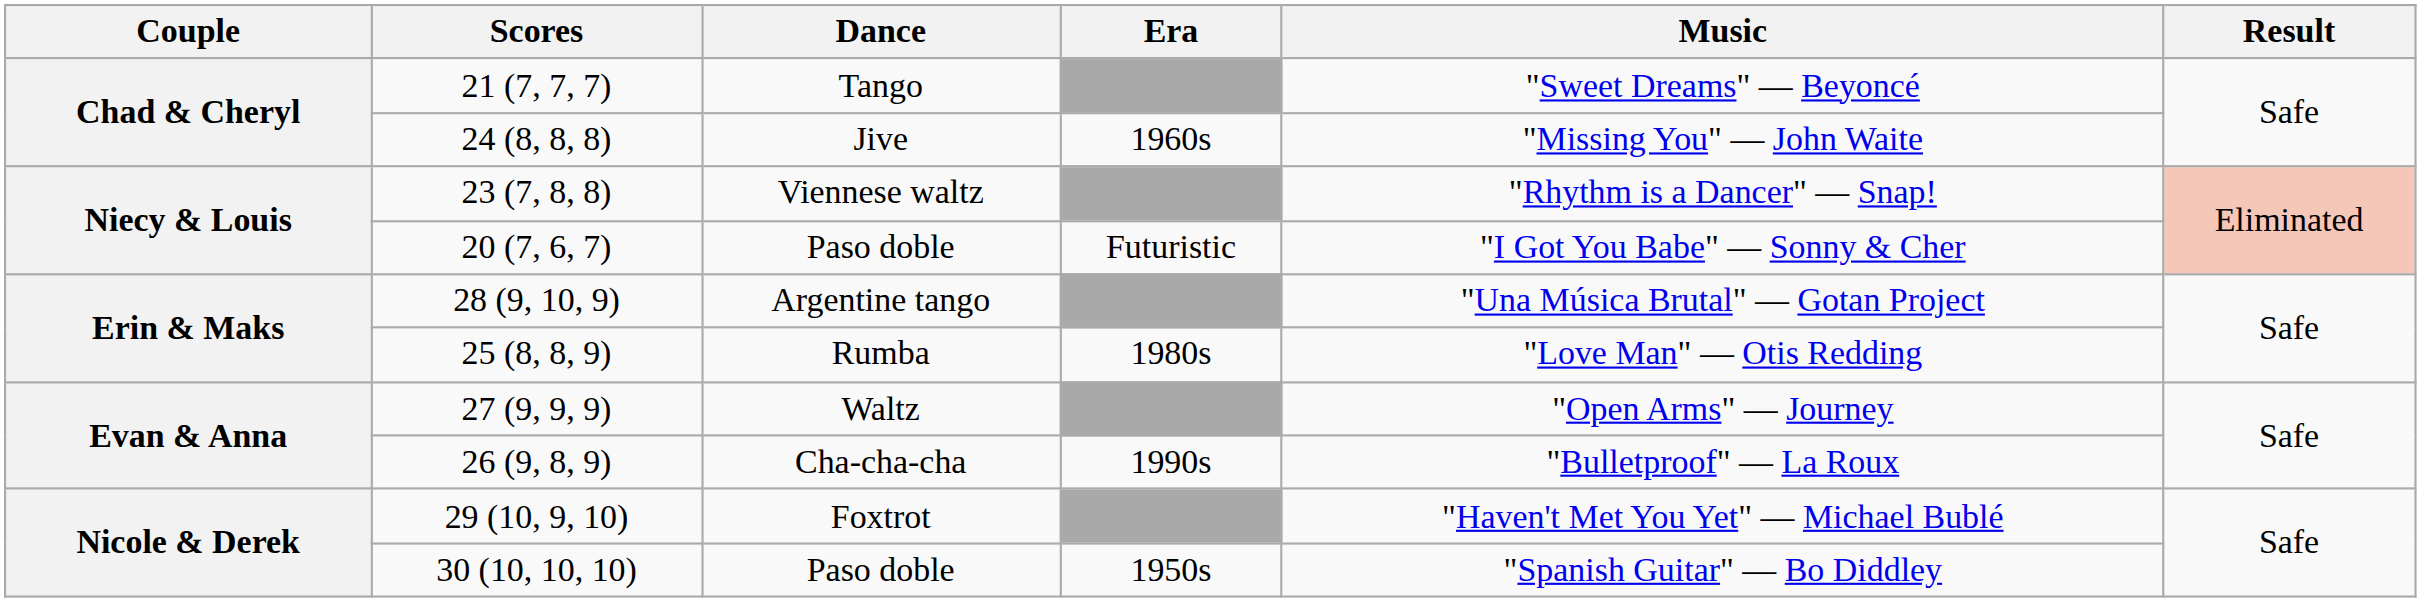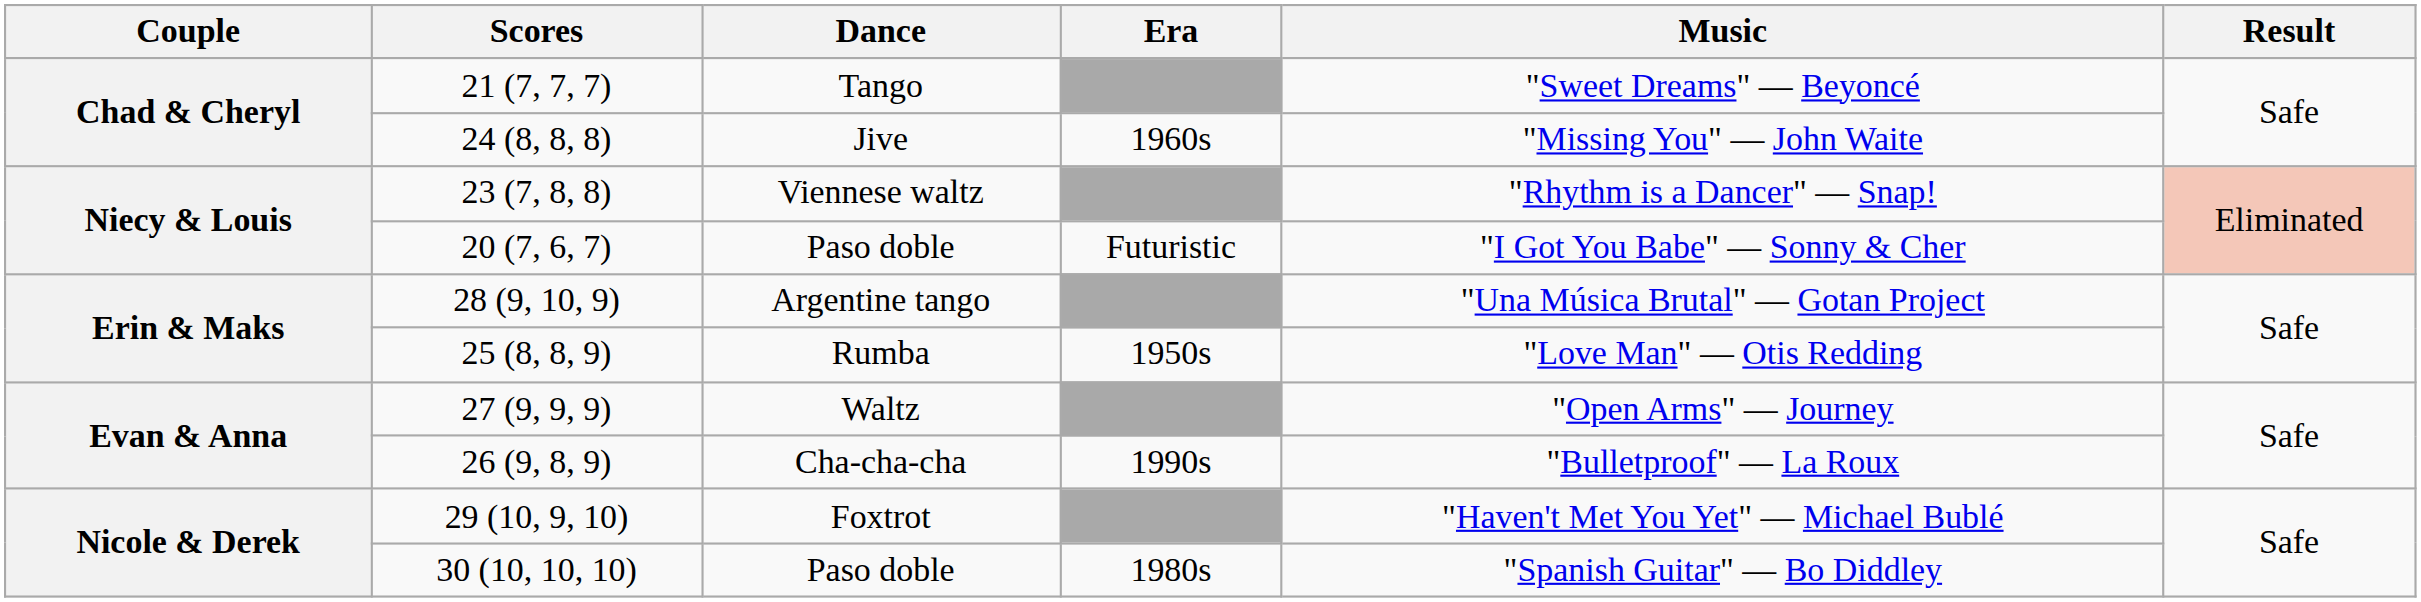(1171, 354) 1980s -> (1171, 354) 1950s
(1171, 569) 1950s -> (1171, 569) 1980s
